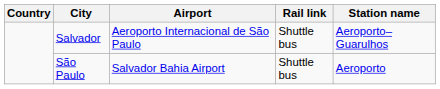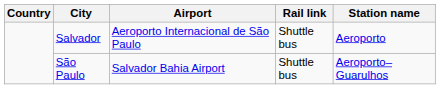(364, 37) Aeroporto–Guarulhos -> (361, 37) Aeroporto
(361, 68) Aeroporto -> (364, 68) Aeroporto–Guarulhos
